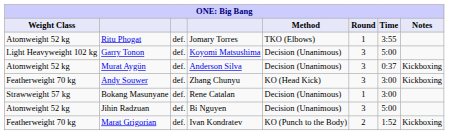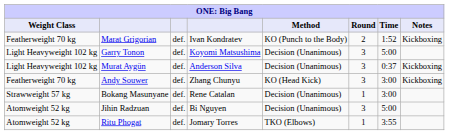rows swapped: (129, 122) <-> (121, 39)
(38, 66) Atomweight 52 kg -> (52, 66) Light Heavyweight 102 kg
